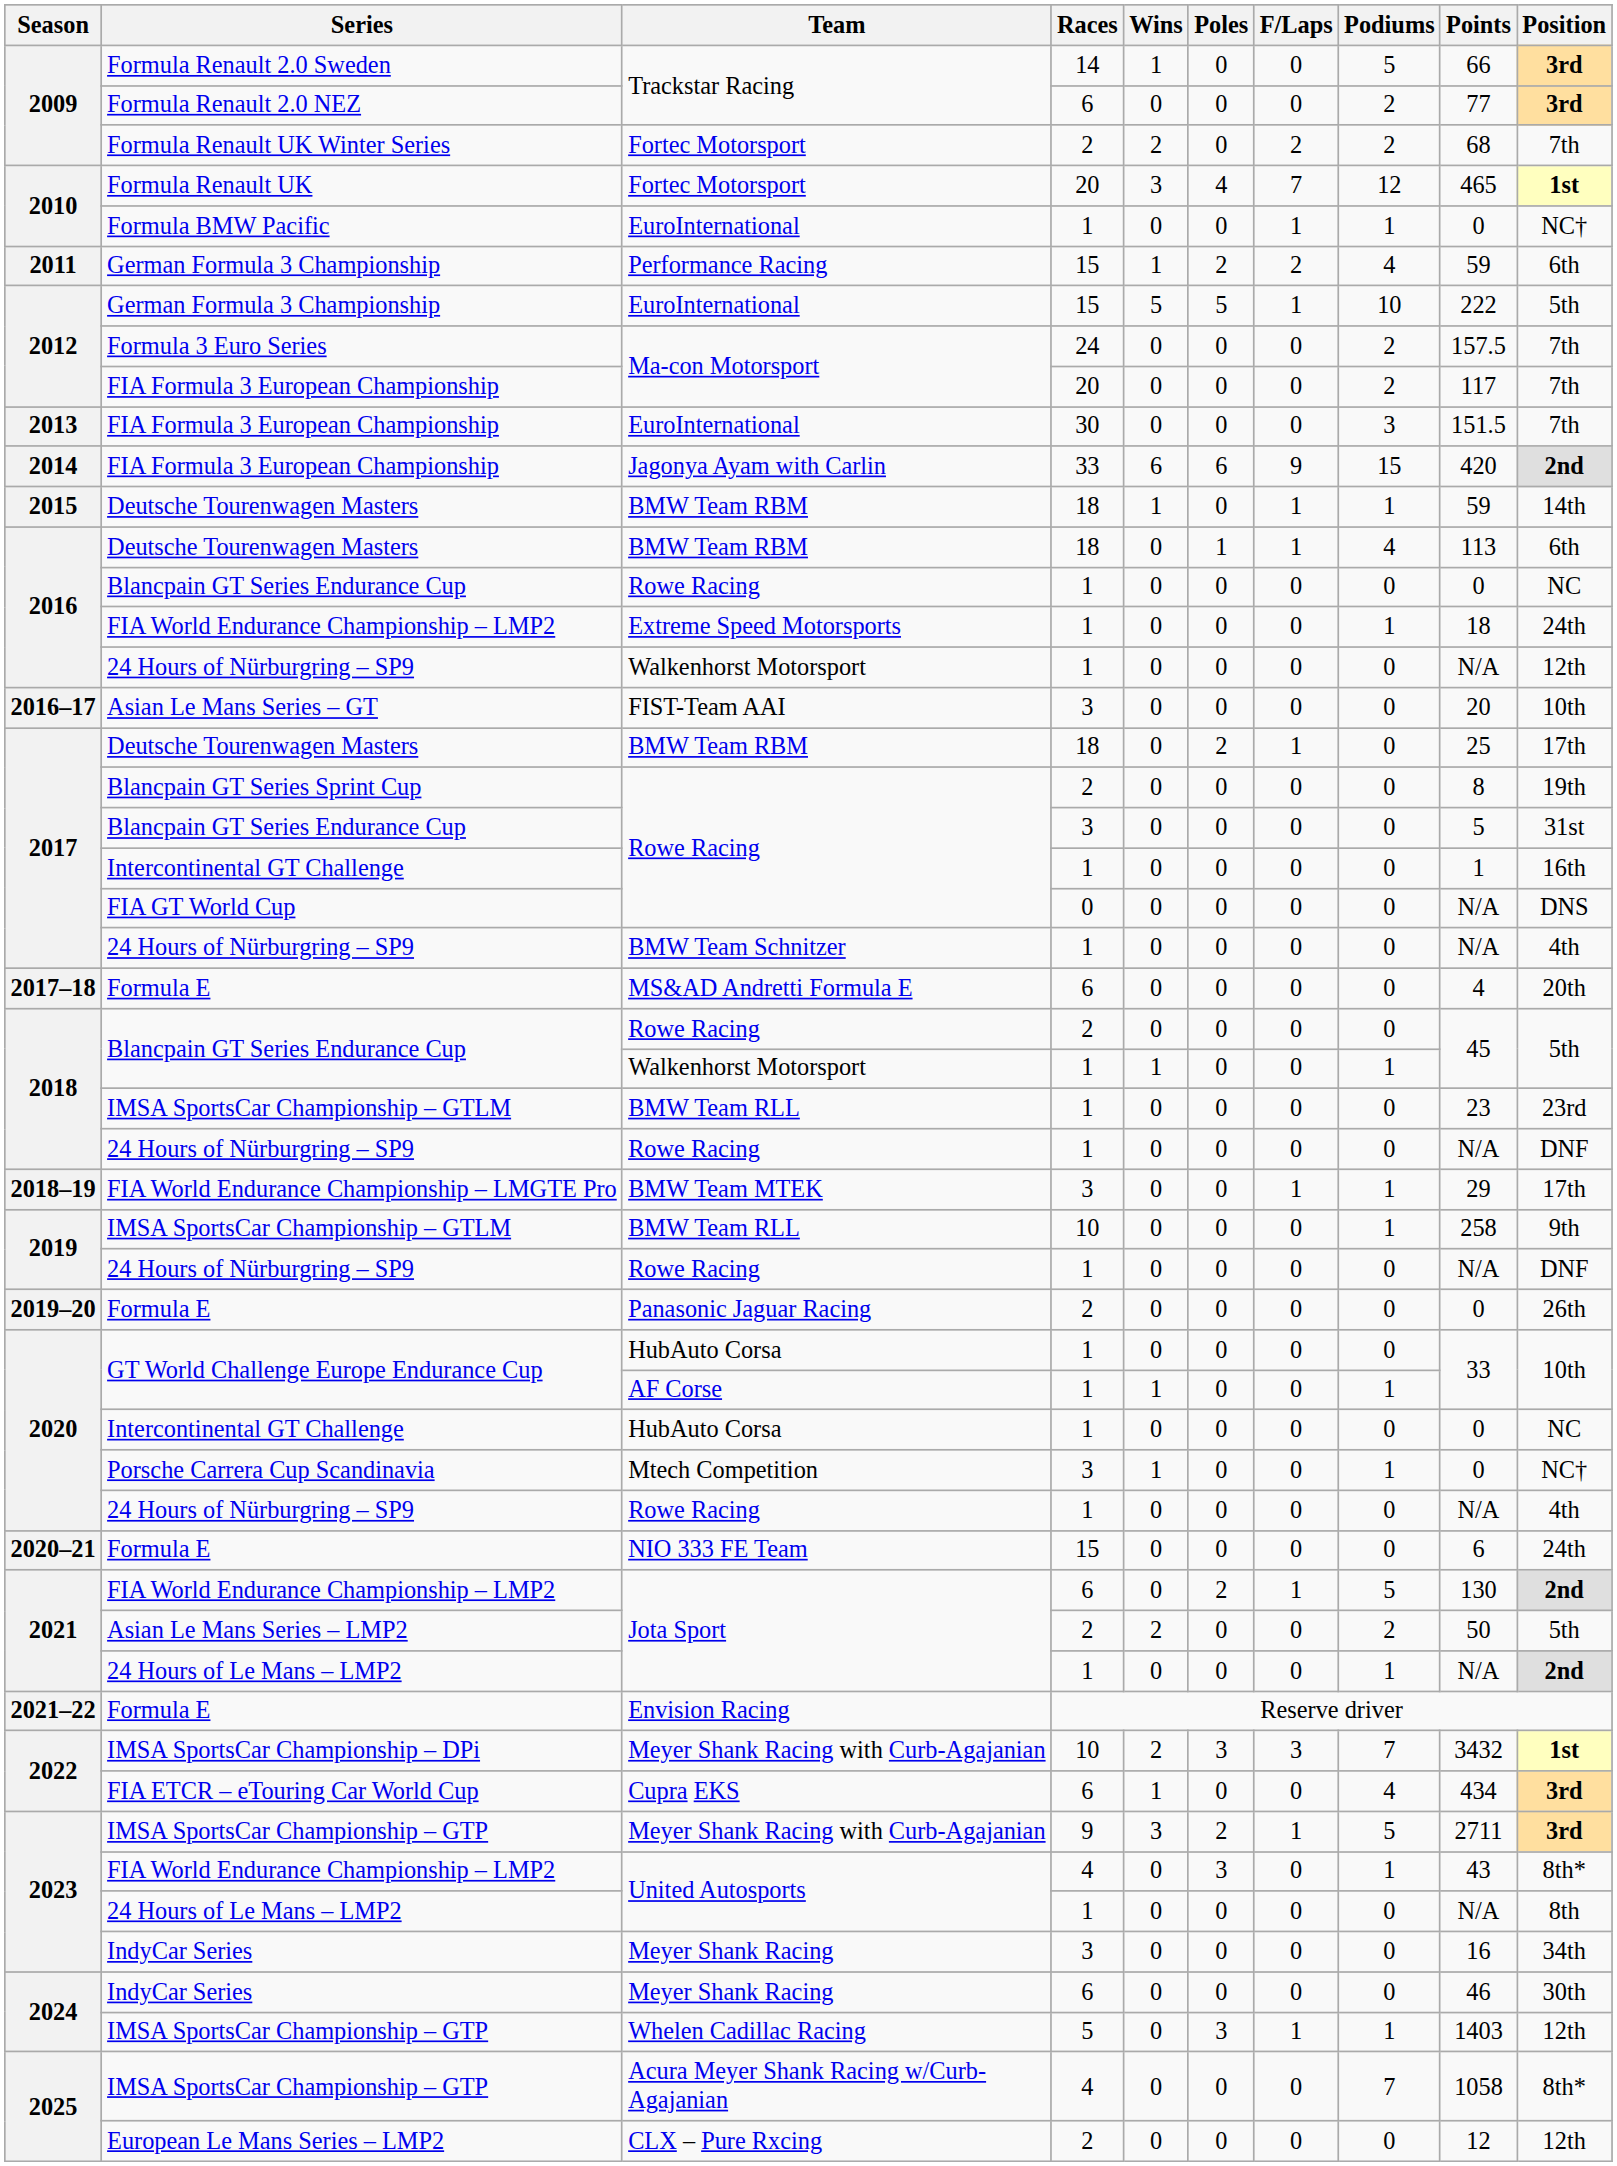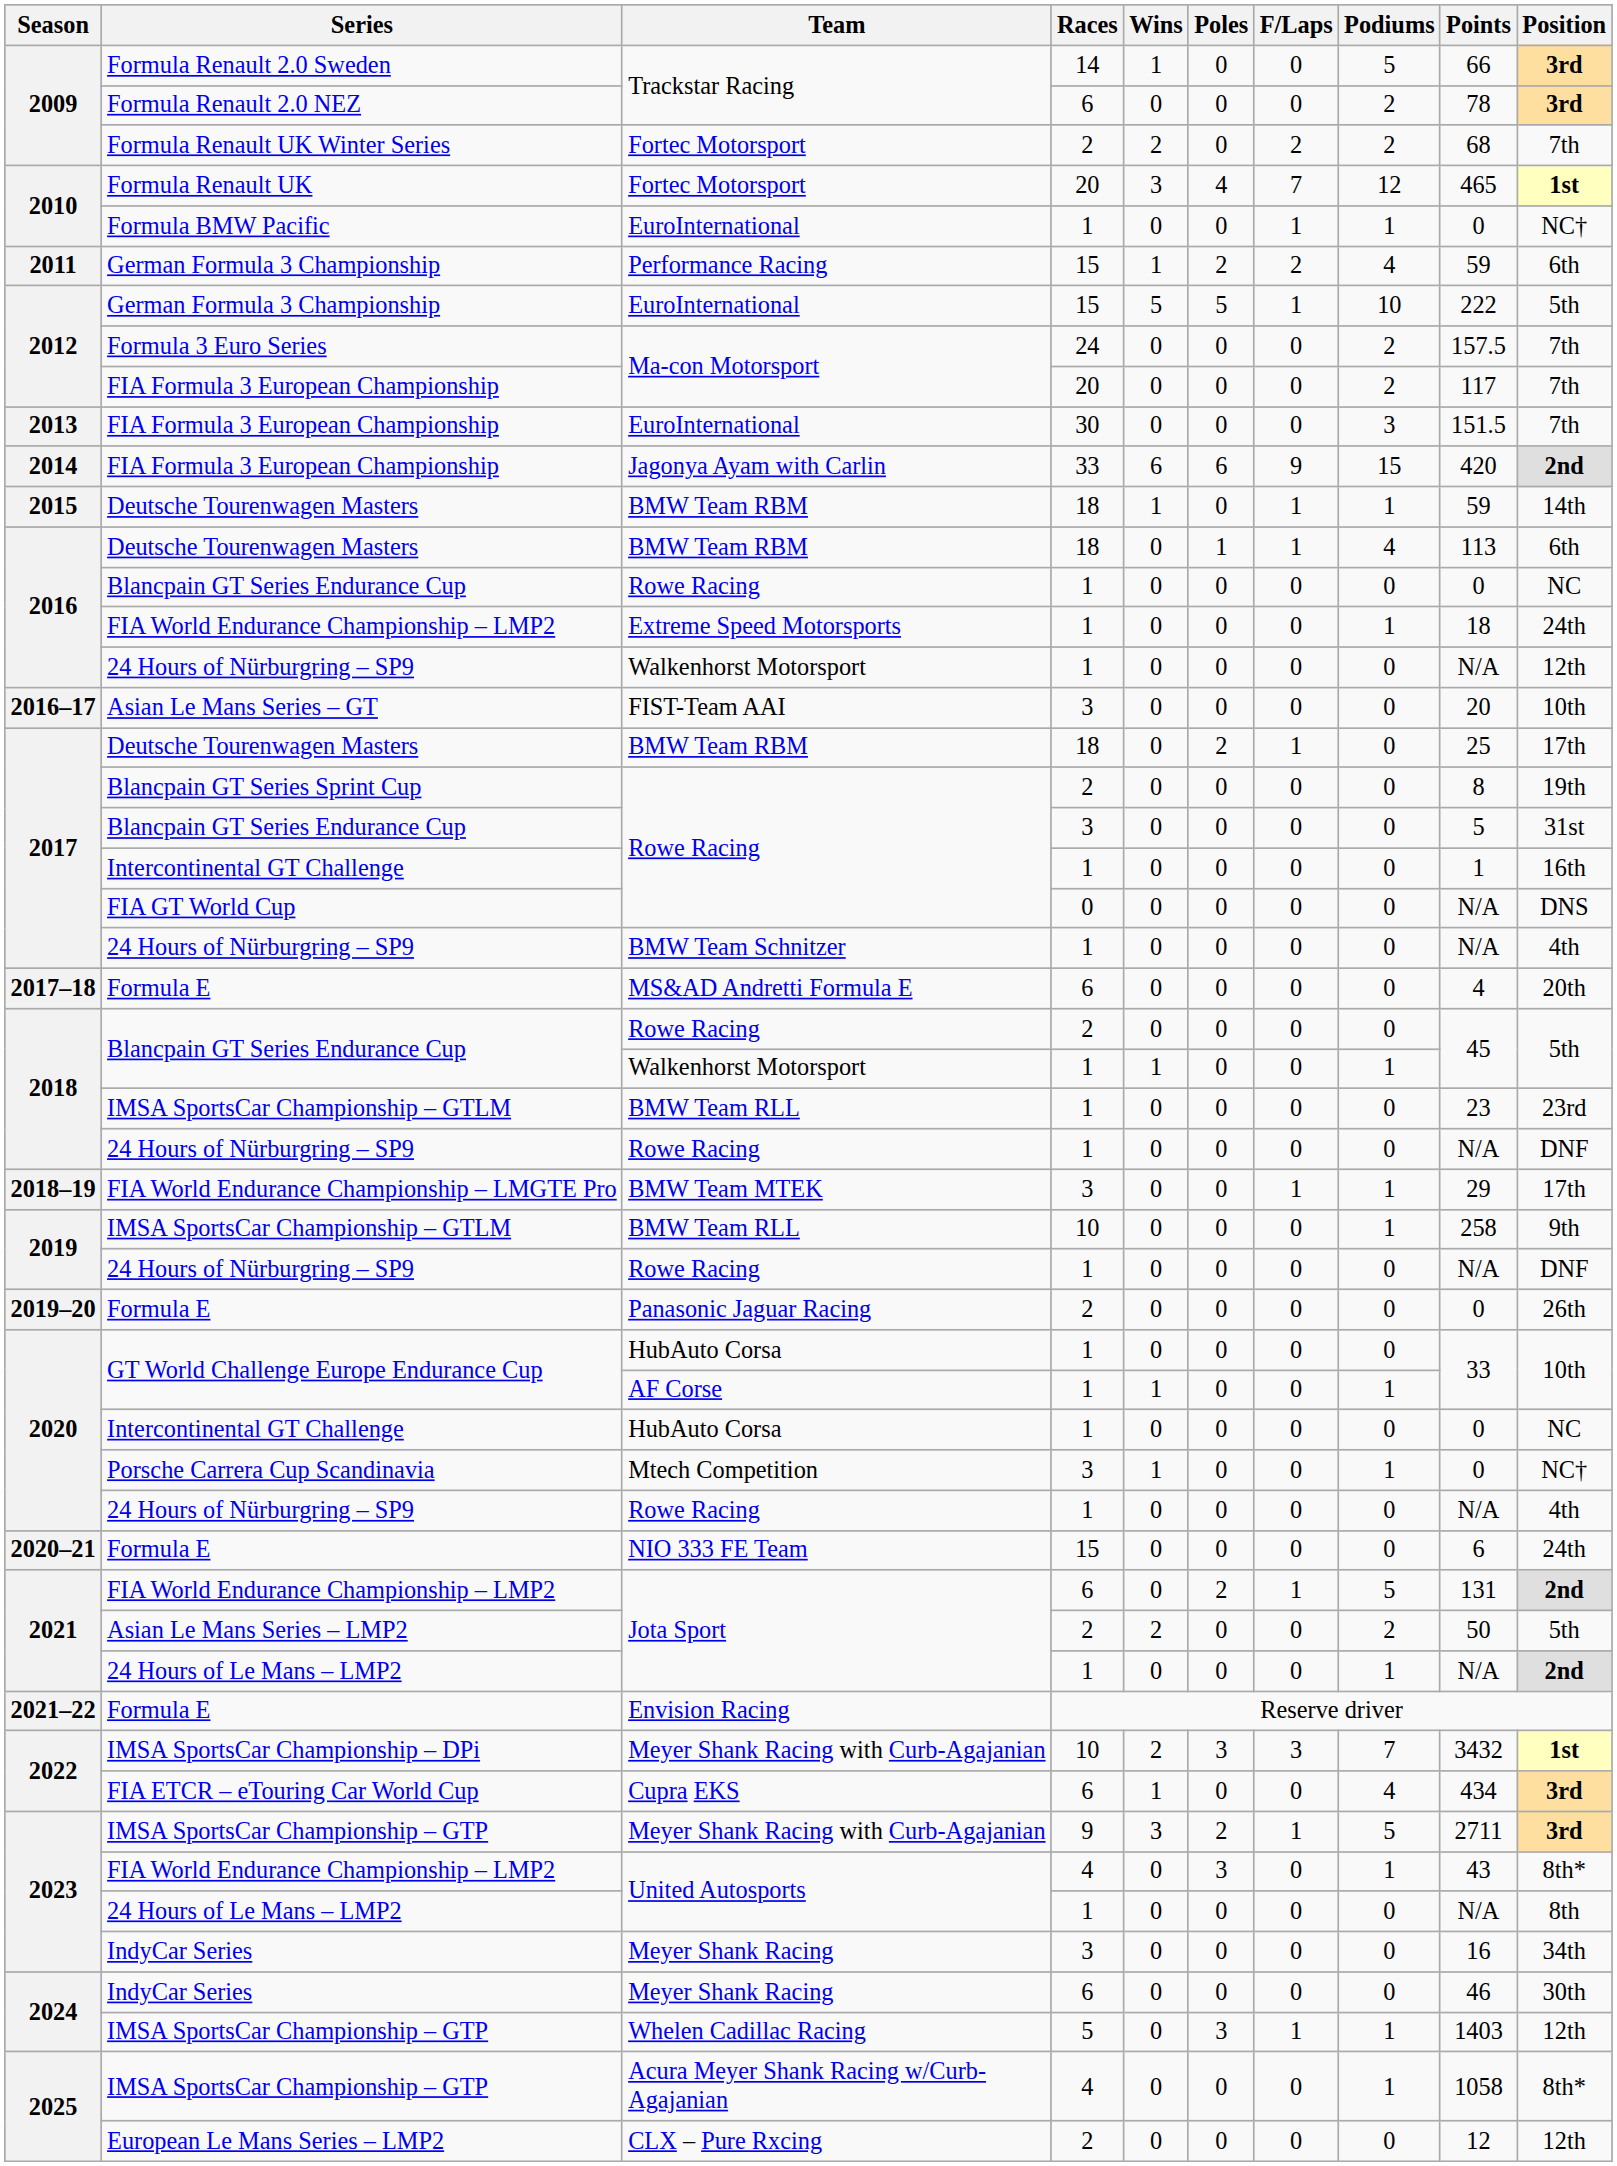(1478, 105) 77 -> (1478, 105) 78
(1478, 1590) 130 -> (1478, 1590) 131
(1389, 2086) 7 -> (1389, 2086) 1
